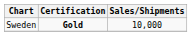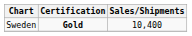(147, 25) 10,000 -> (147, 25) 10,400
